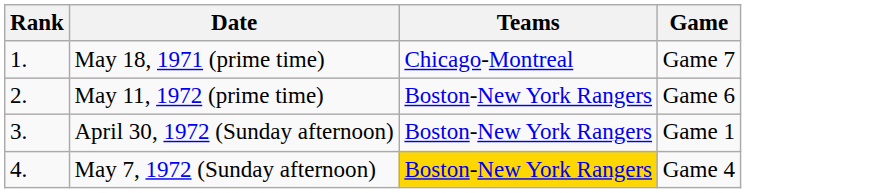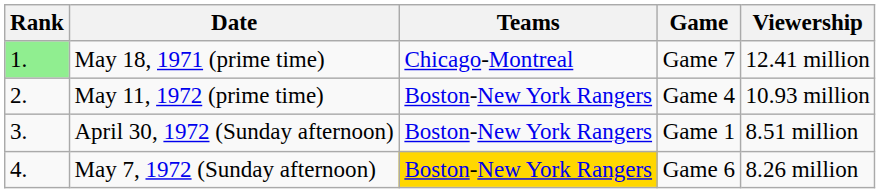+ column: (808, 22)
(19, 59) no background -> (19, 59) lightgreen background
(699, 95) Game 6 -> (699, 95) Game 4
(699, 168) Game 4 -> (699, 168) Game 6
